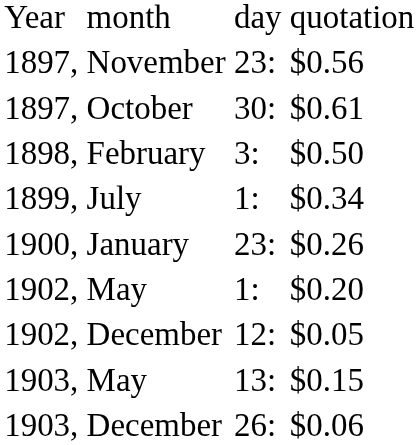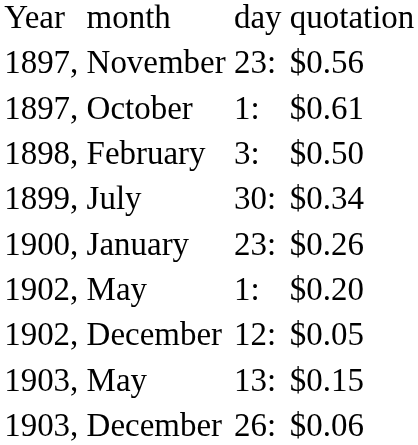(255, 107) 30: -> (247, 107) 1:
(247, 198) 1: -> (255, 198) 30:
